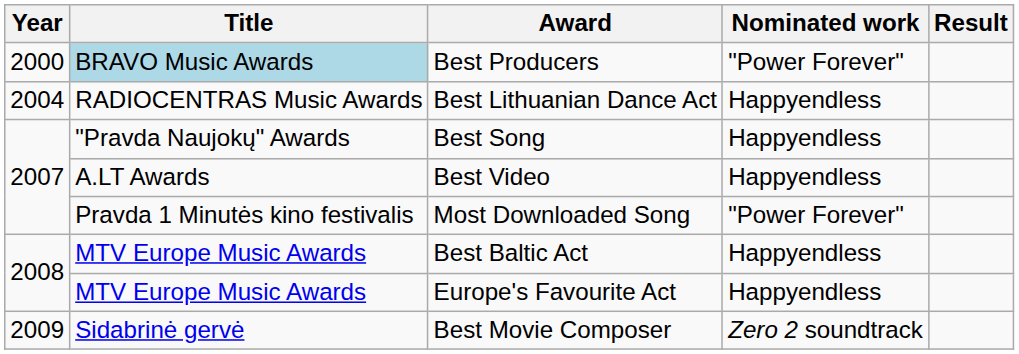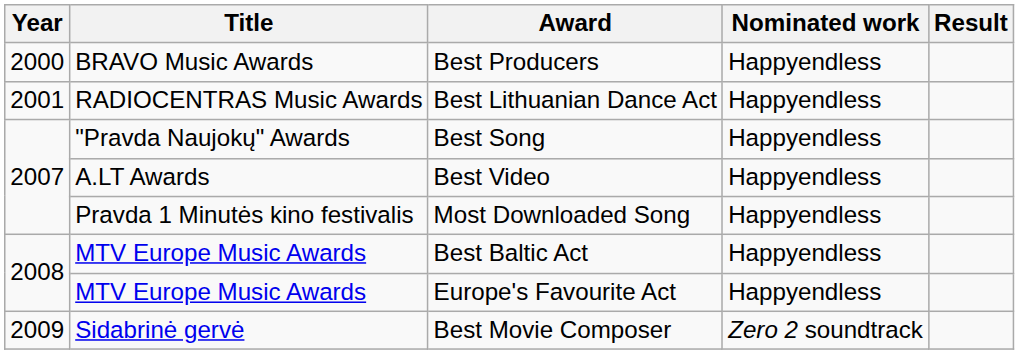(194, 61) lightblue background -> (194, 61) no background
(816, 61) "Power Forever" -> (805, 61) Happyendless
(37, 100) 2004 -> (37, 100) 2001
(816, 215) "Power Forever" -> (805, 215) Happyendless
